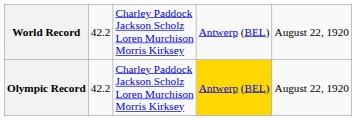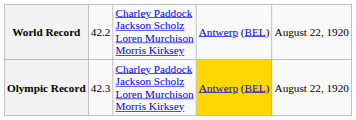(101, 87) 42.2 -> (101, 87) 42.3
